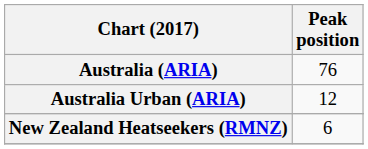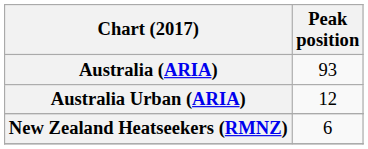(328, 69) 76 -> (328, 69) 93
